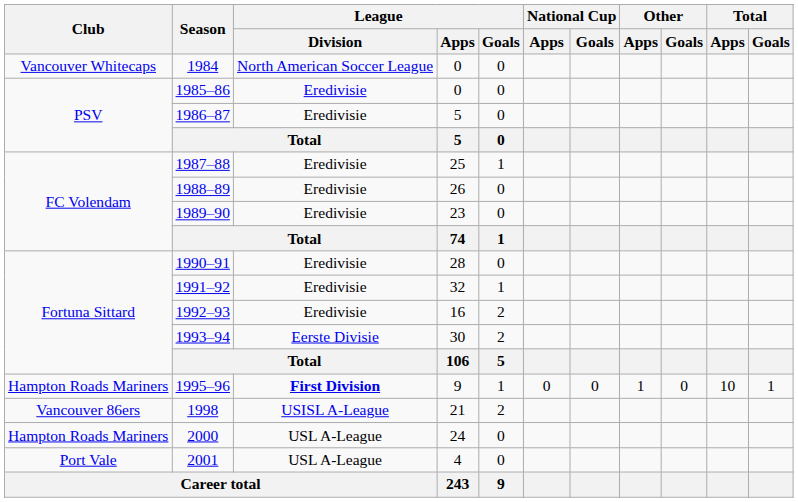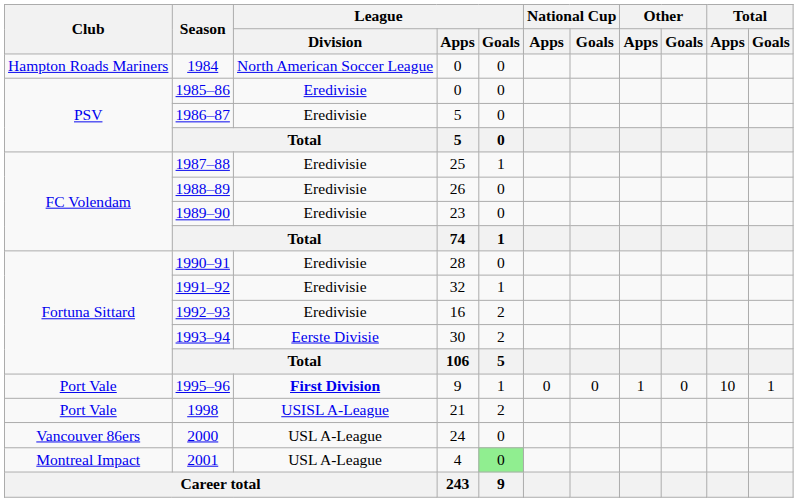(88, 66) Vancouver Whitecaps -> (88, 66) Hampton Roads Mariners
(88, 386) Hampton Roads Mariners -> (88, 386) Port Vale
(88, 410) Vancouver 86ers -> (88, 410) Port Vale
(88, 435) Hampton Roads Mariners -> (88, 435) Vancouver 86ers
(88, 459) Port Vale -> (88, 459) Montreal Impact
(501, 459) no background -> (501, 459) lightgreen background
